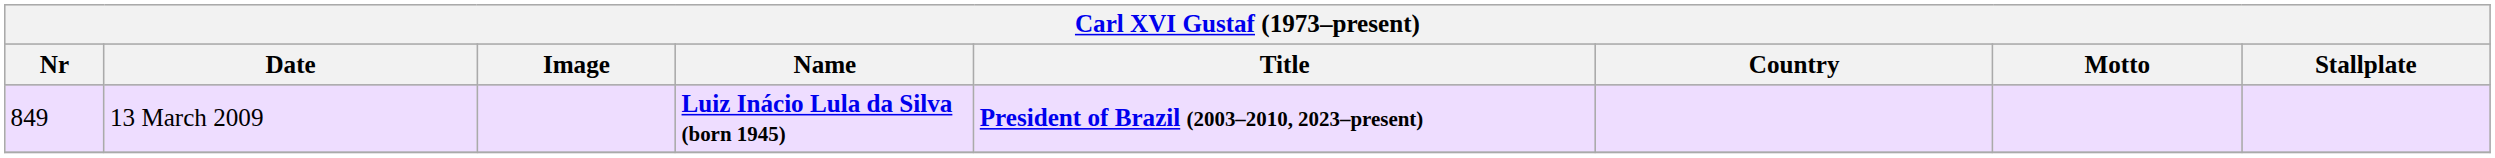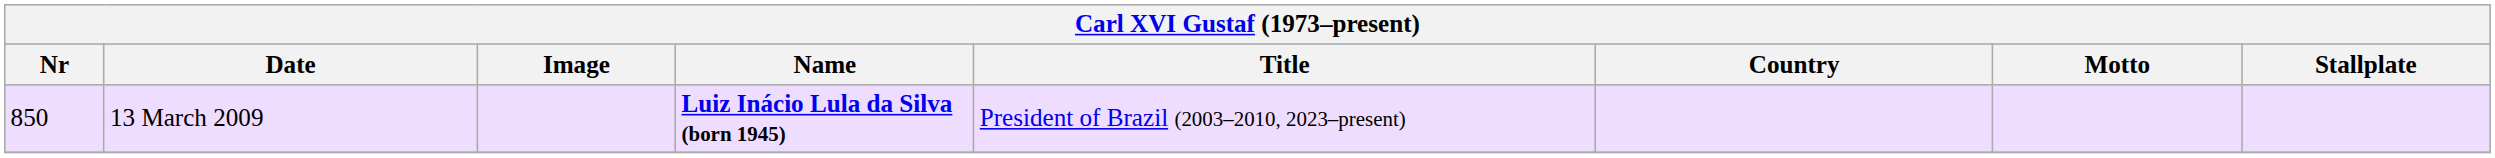(29, 118) 849 -> (29, 118) 850
(1202, 118) bold -> (1193, 118) normal
